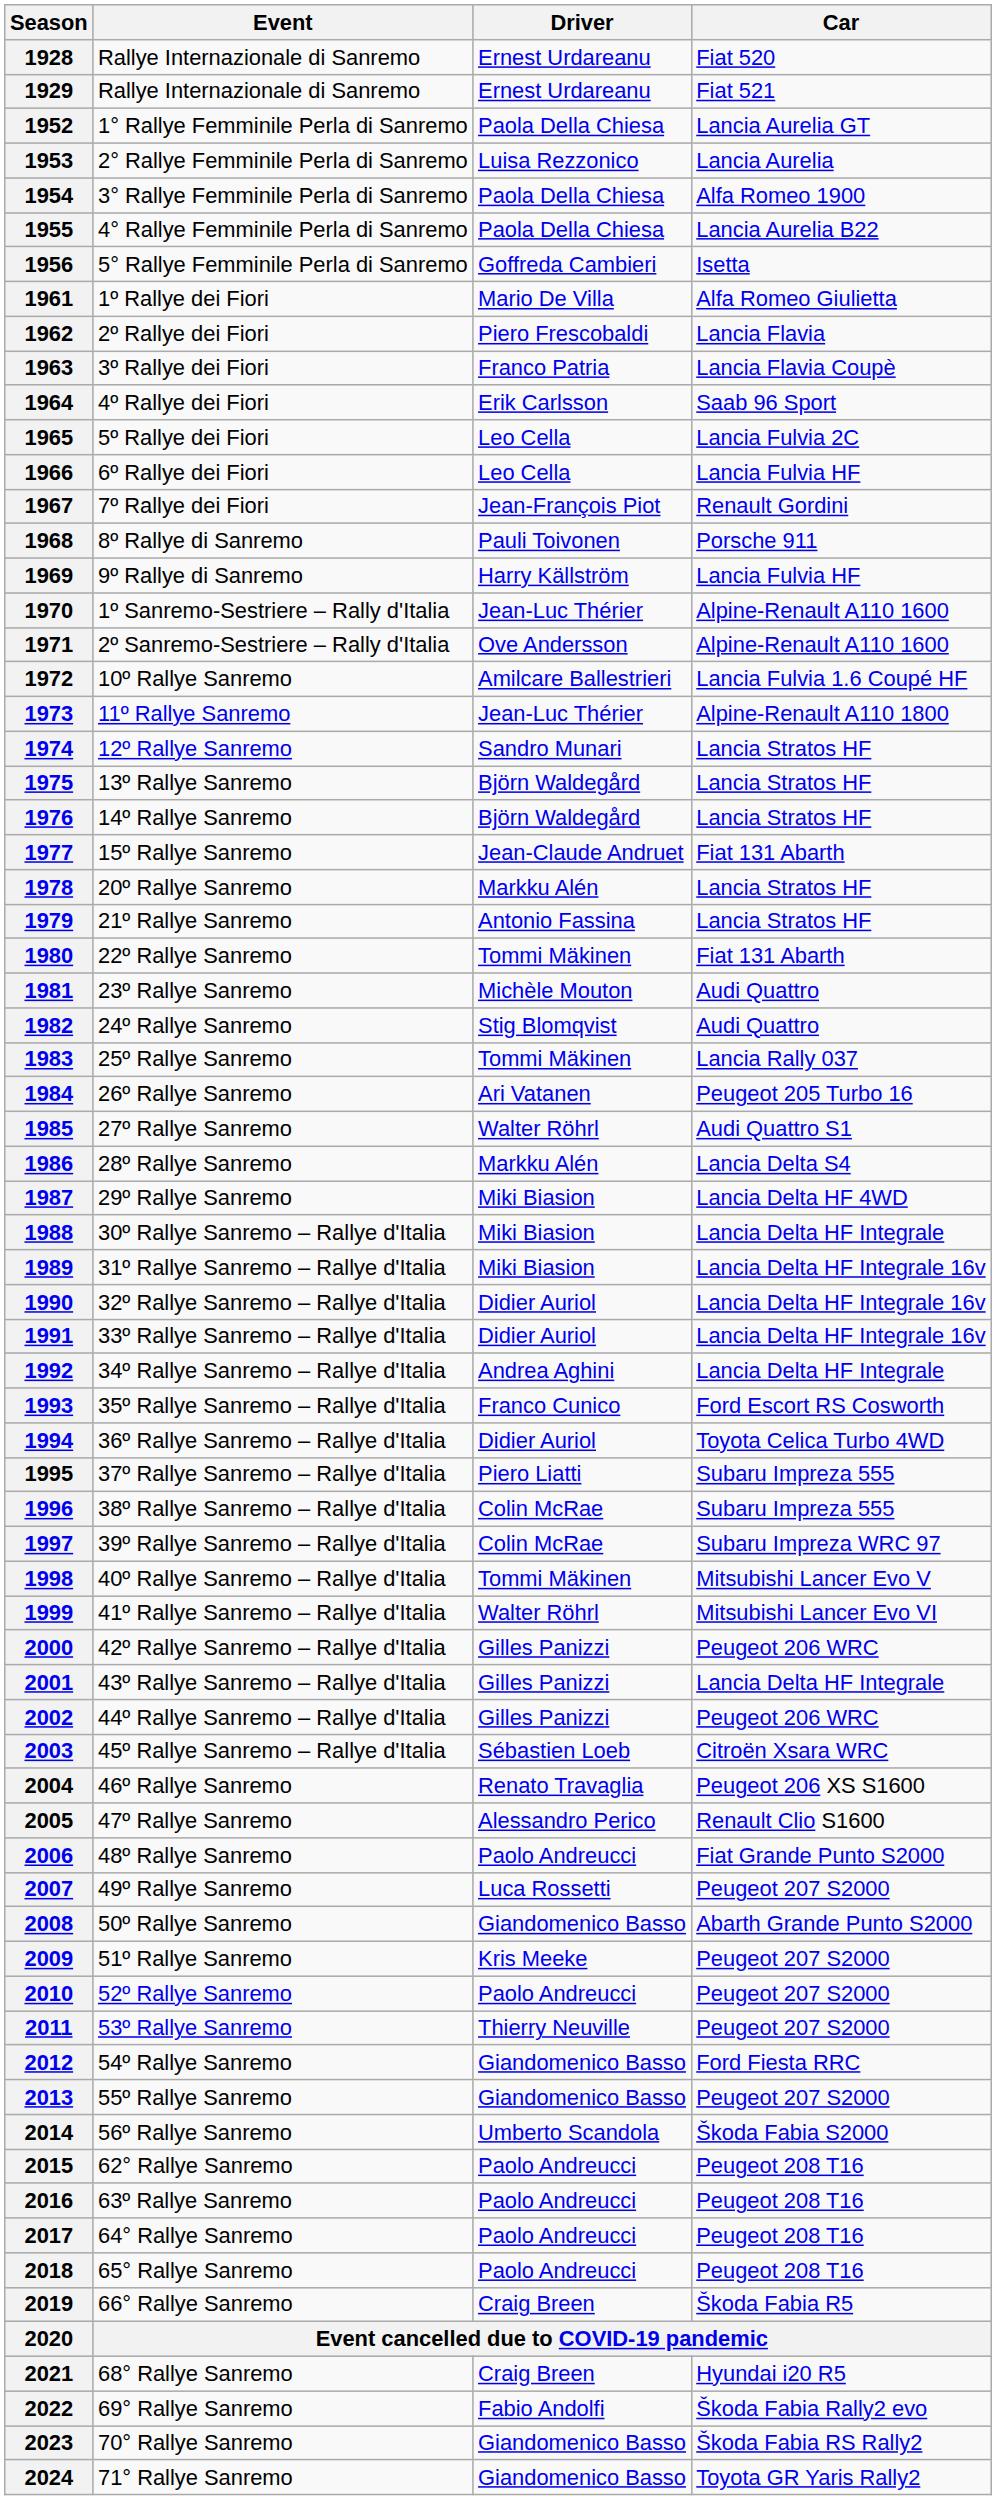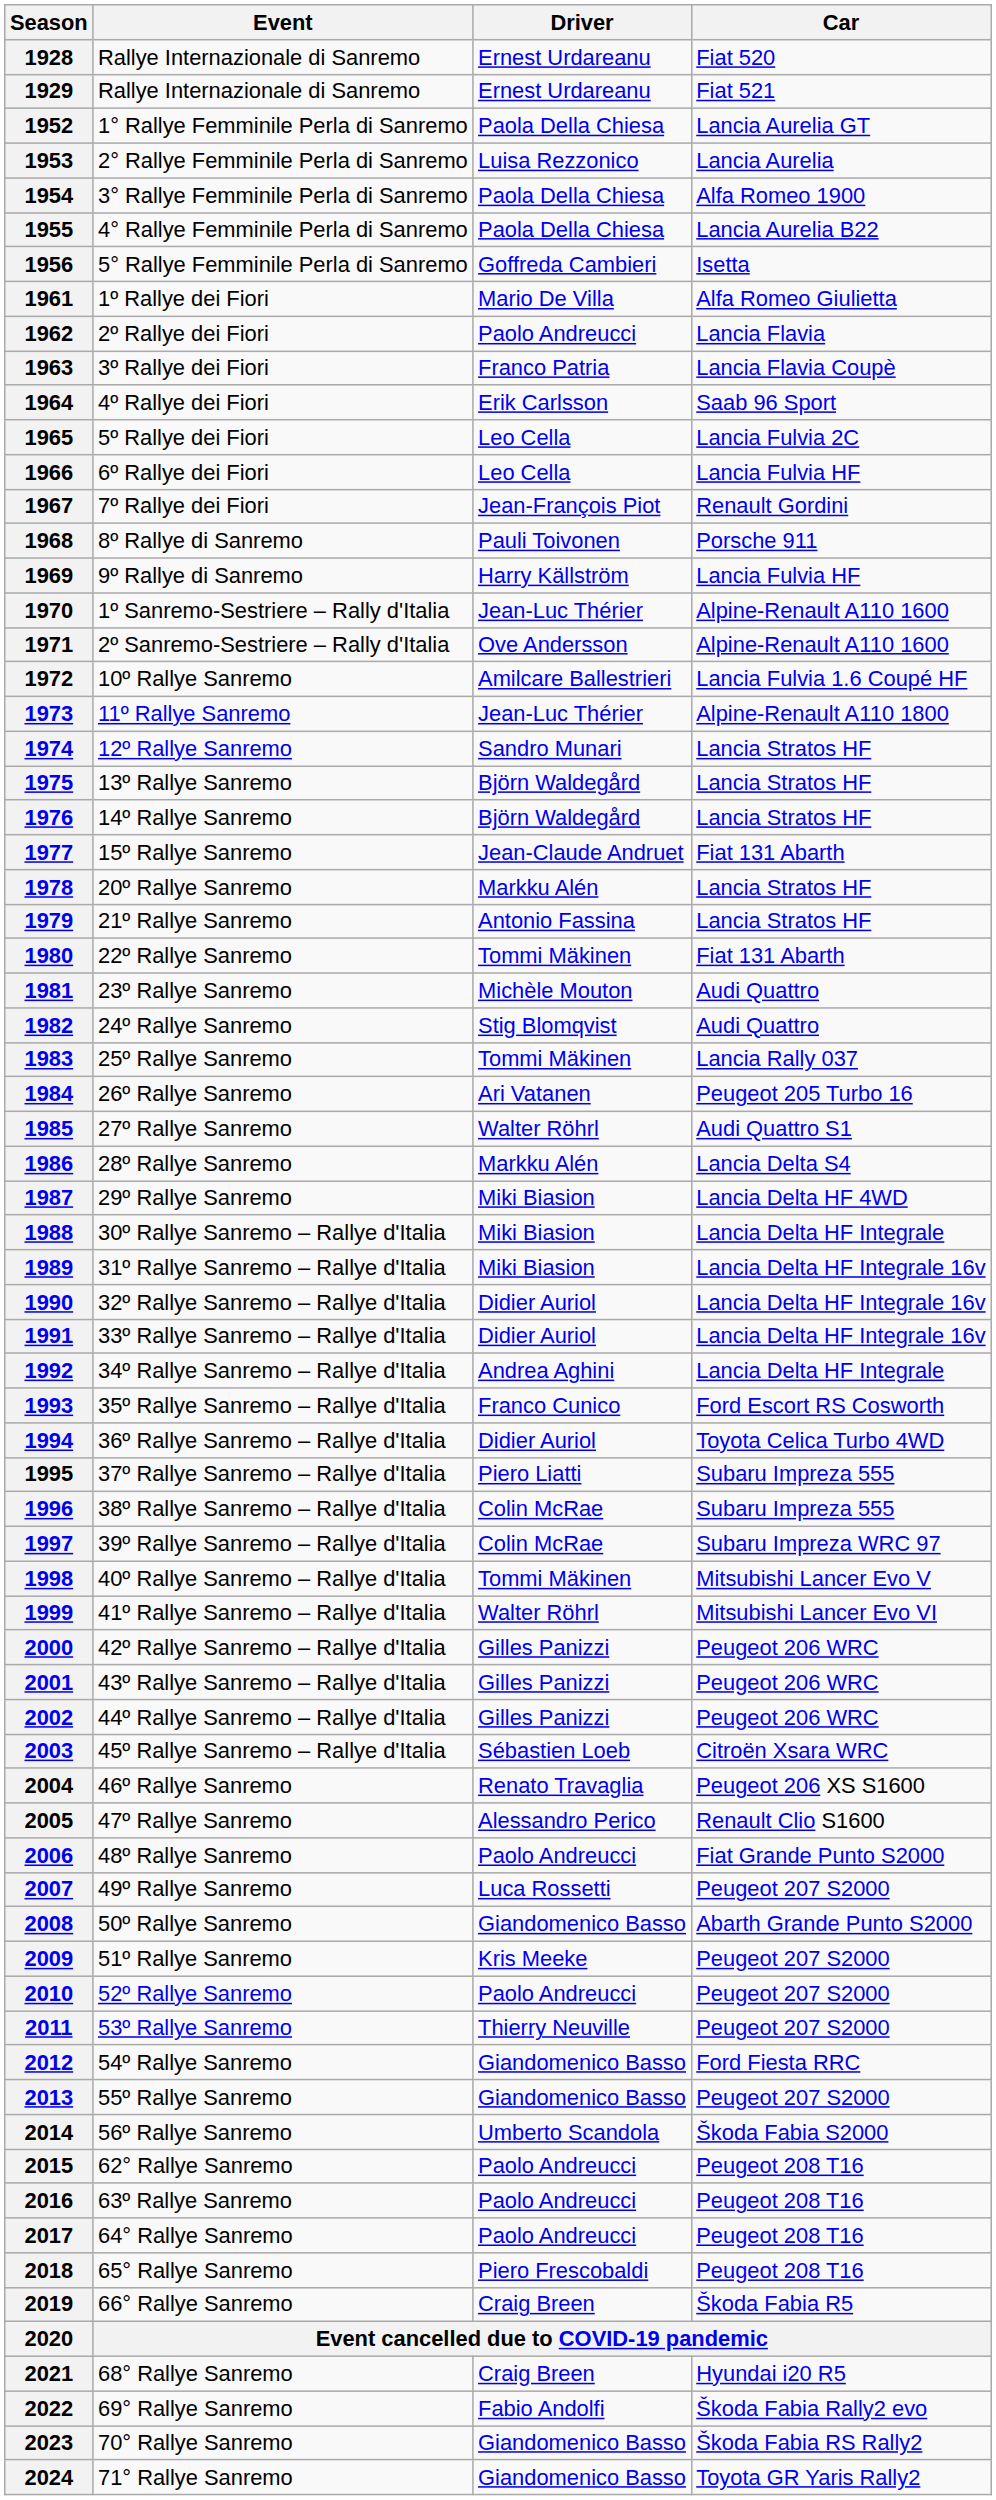(563, 334) Piero Frescobaldi -> (557, 334) Paolo Andreucci
(820, 1682) Lancia Delta HF Integrale -> (787, 1682) Peugeot 206 WRC
(557, 2270) Paolo Andreucci -> (563, 2270) Piero Frescobaldi
